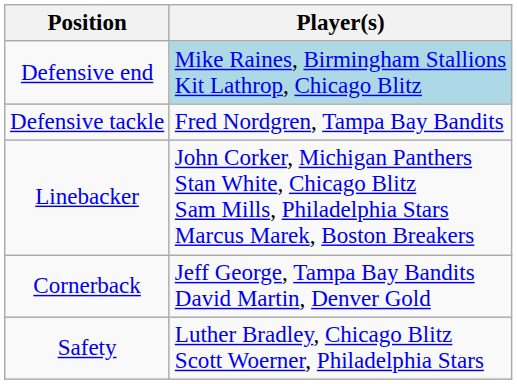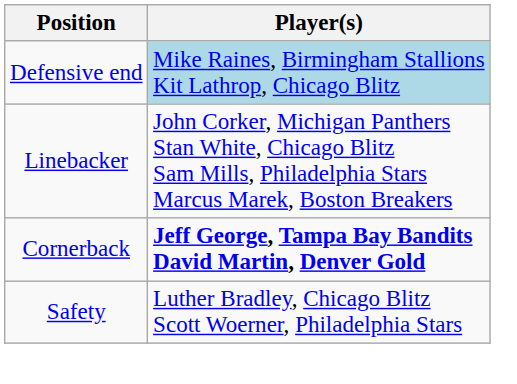- row: (87, 121)
(325, 285) normal -> (313, 249) bold
